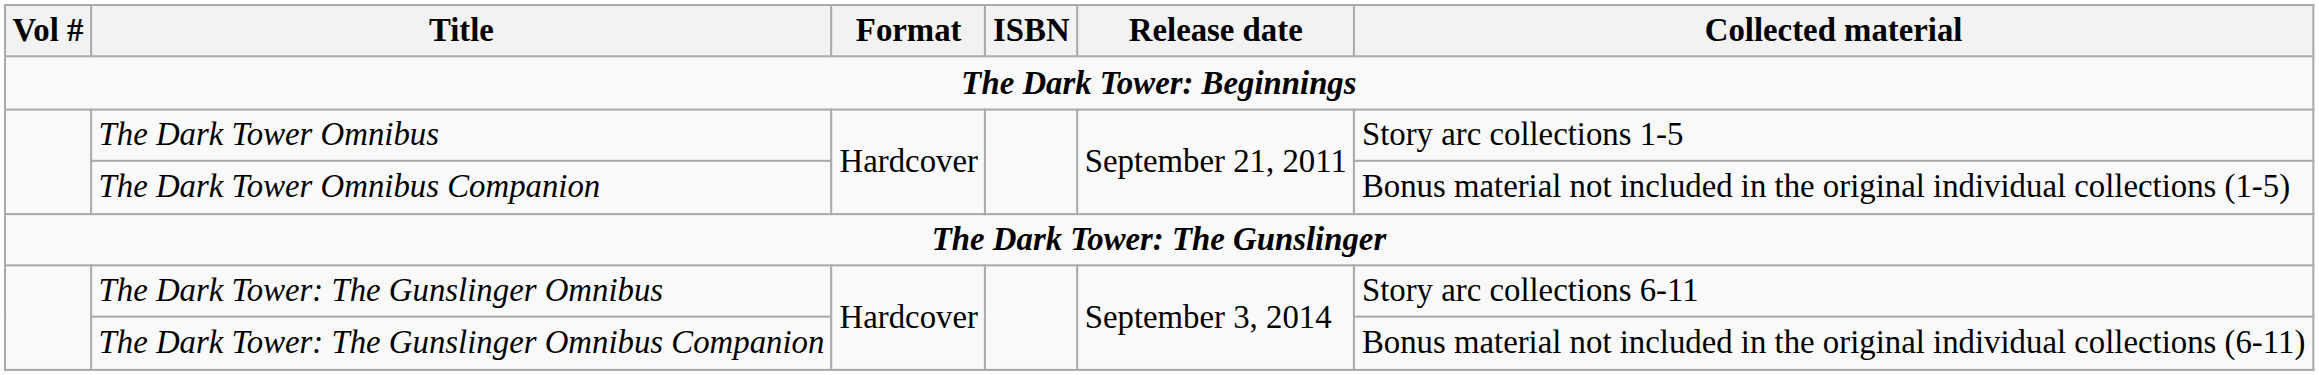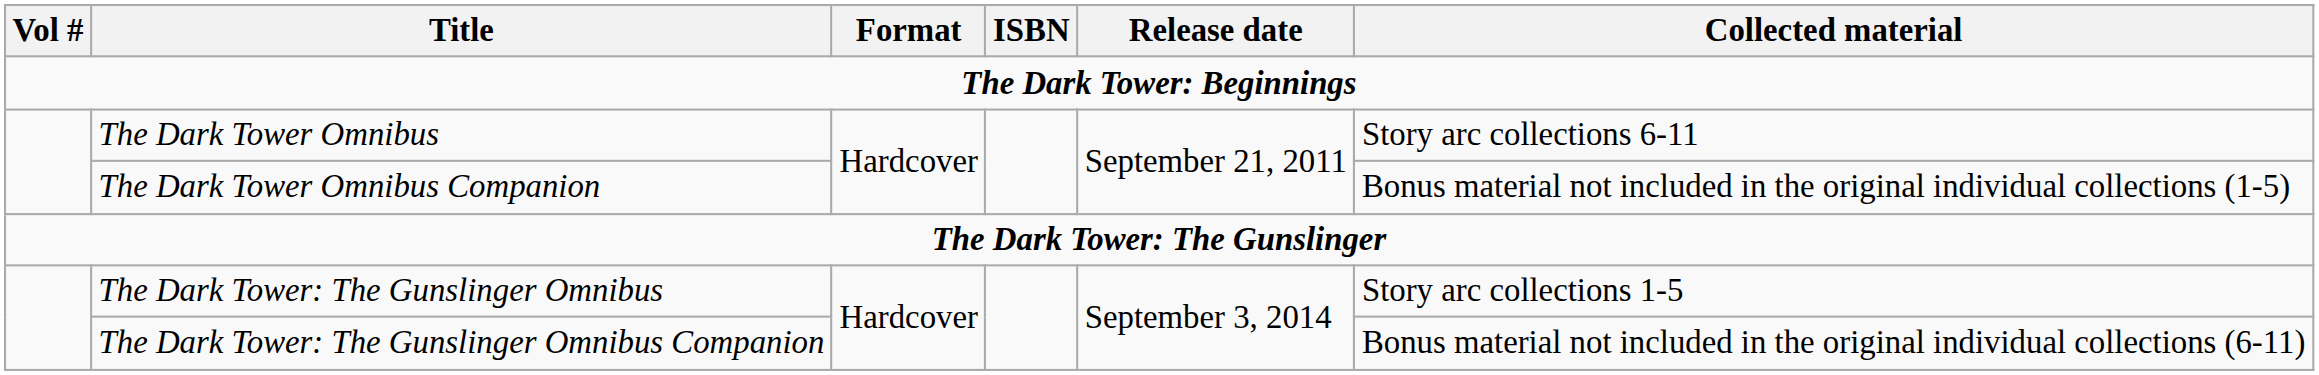(1523, 134) Story arc collections 1-5 -> (1530, 134) Story arc collections 6-11
(1530, 290) Story arc collections 6-11 -> (1523, 290) Story arc collections 1-5
